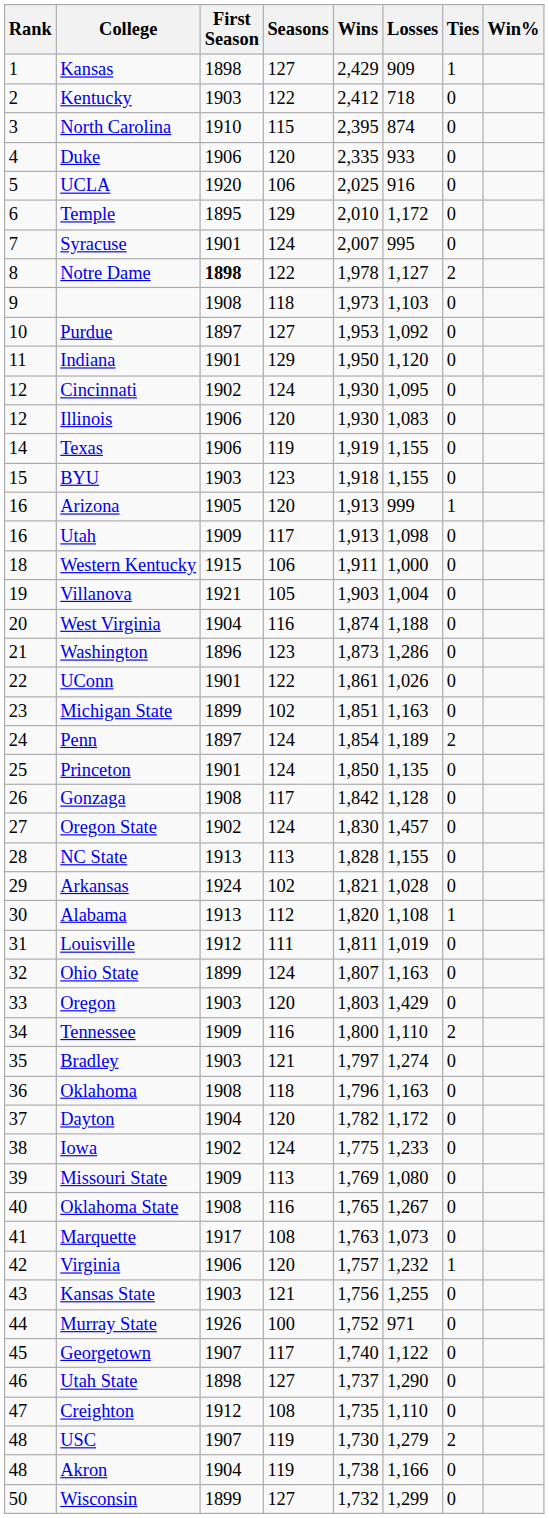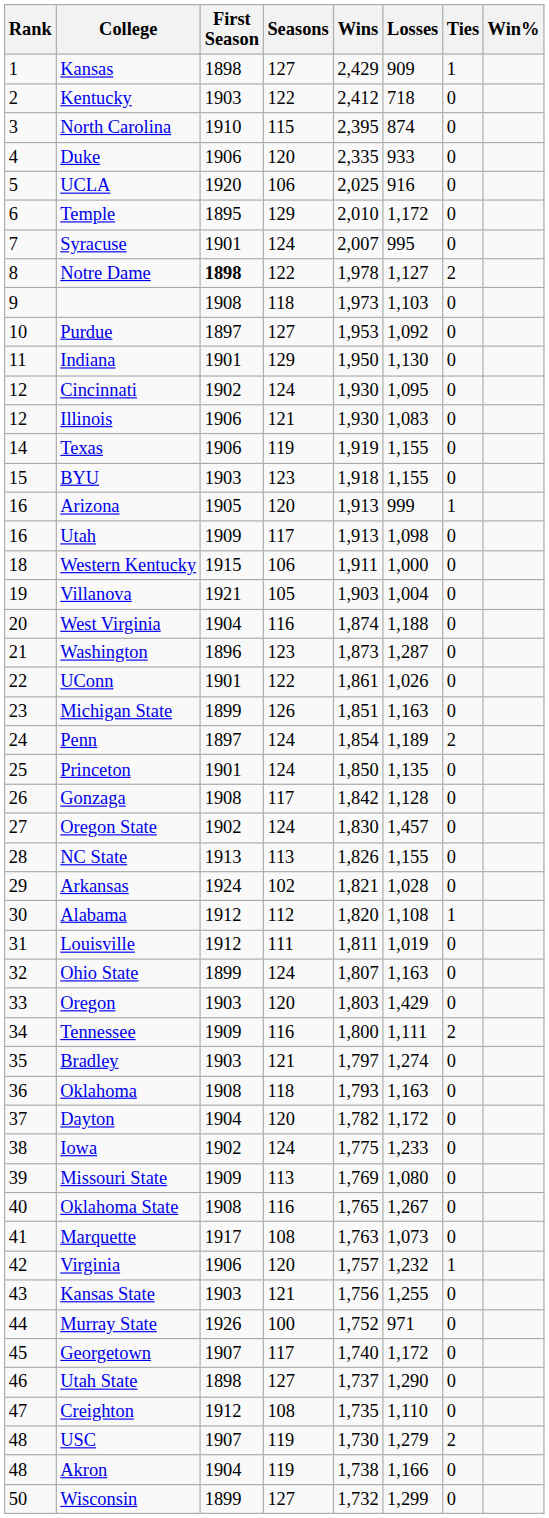(408, 360) 1,120 -> (408, 360) 1,130
(281, 419) 120 -> (281, 419) 121
(408, 652) 1,286 -> (408, 652) 1,287
(281, 710) 102 -> (281, 710) 126
(358, 856) 1,828 -> (358, 856) 1,826
(223, 915) 1913 -> (223, 915) 1912
(407, 1031) 1,110 -> (407, 1031) 1,111
(358, 1090) 1,796 -> (358, 1090) 1,793
(408, 1352) 1,122 -> (408, 1352) 1,172
